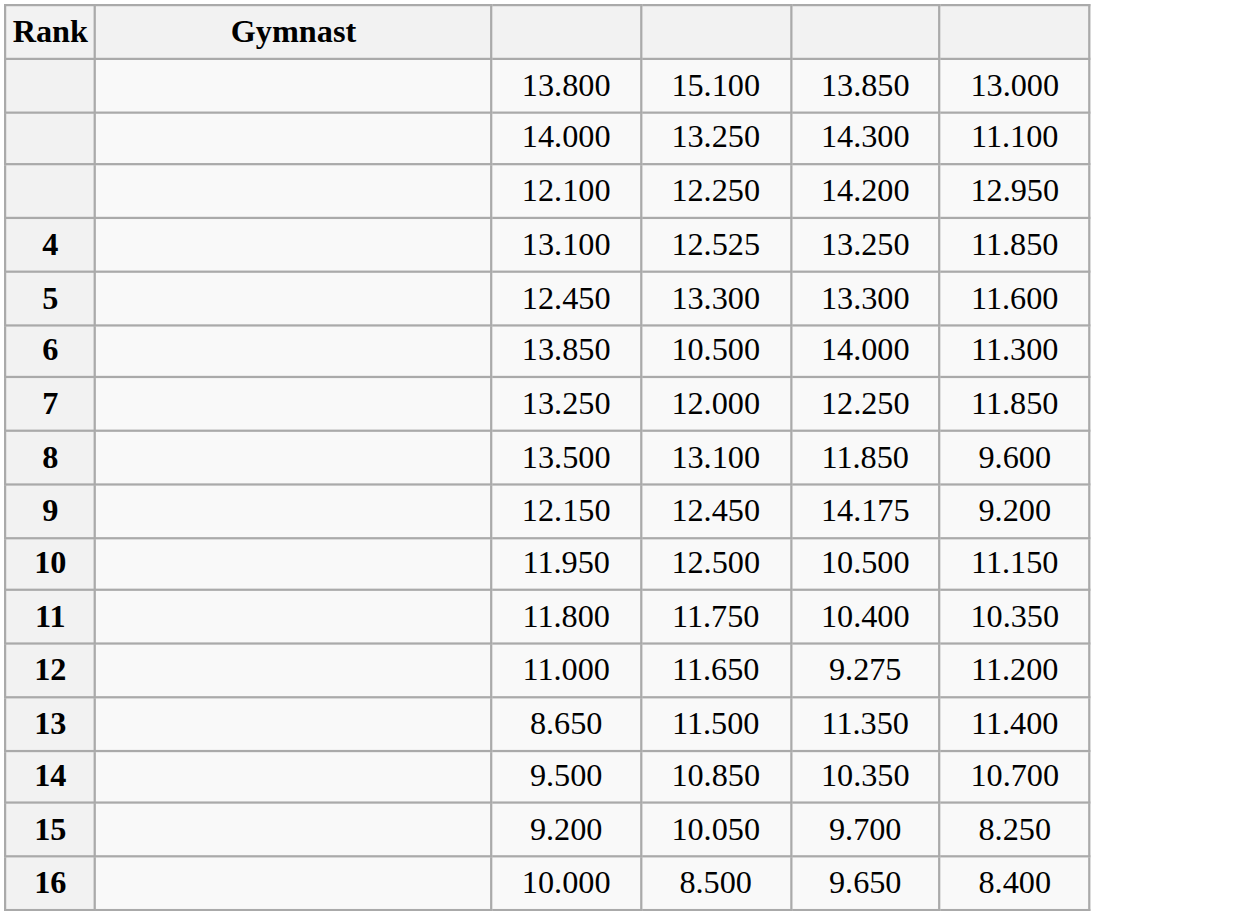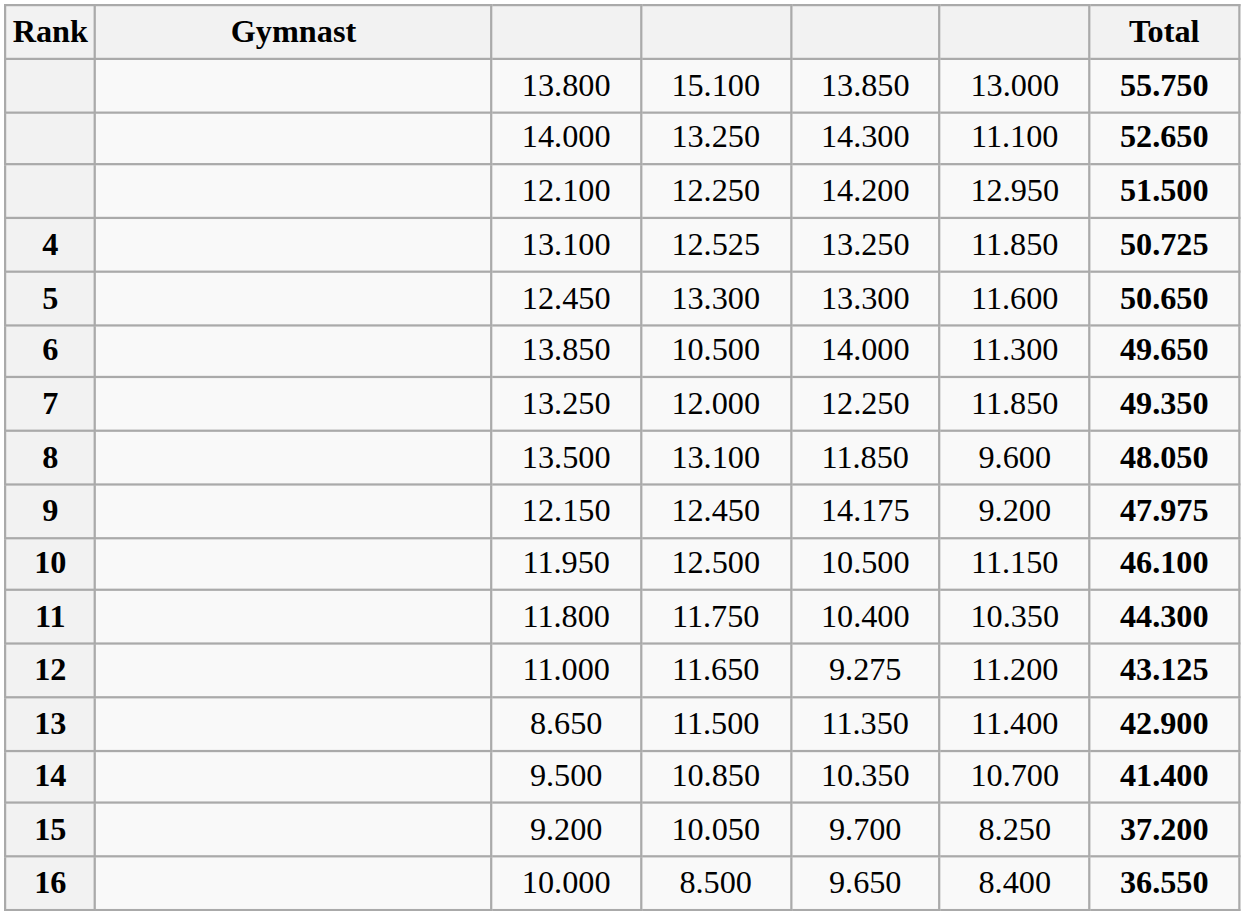+ column: (1164, 31)
